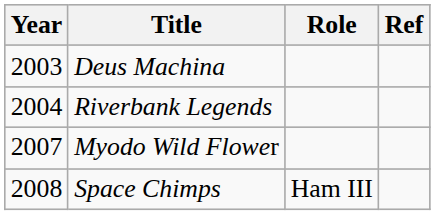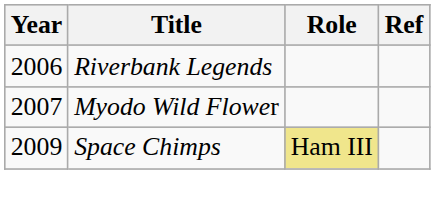- row: (150, 65)
(37, 106) 2004 -> (37, 65) 2006
(37, 188) 2008 -> (37, 147) 2009
(332, 188) no background -> (332, 147) khaki background
